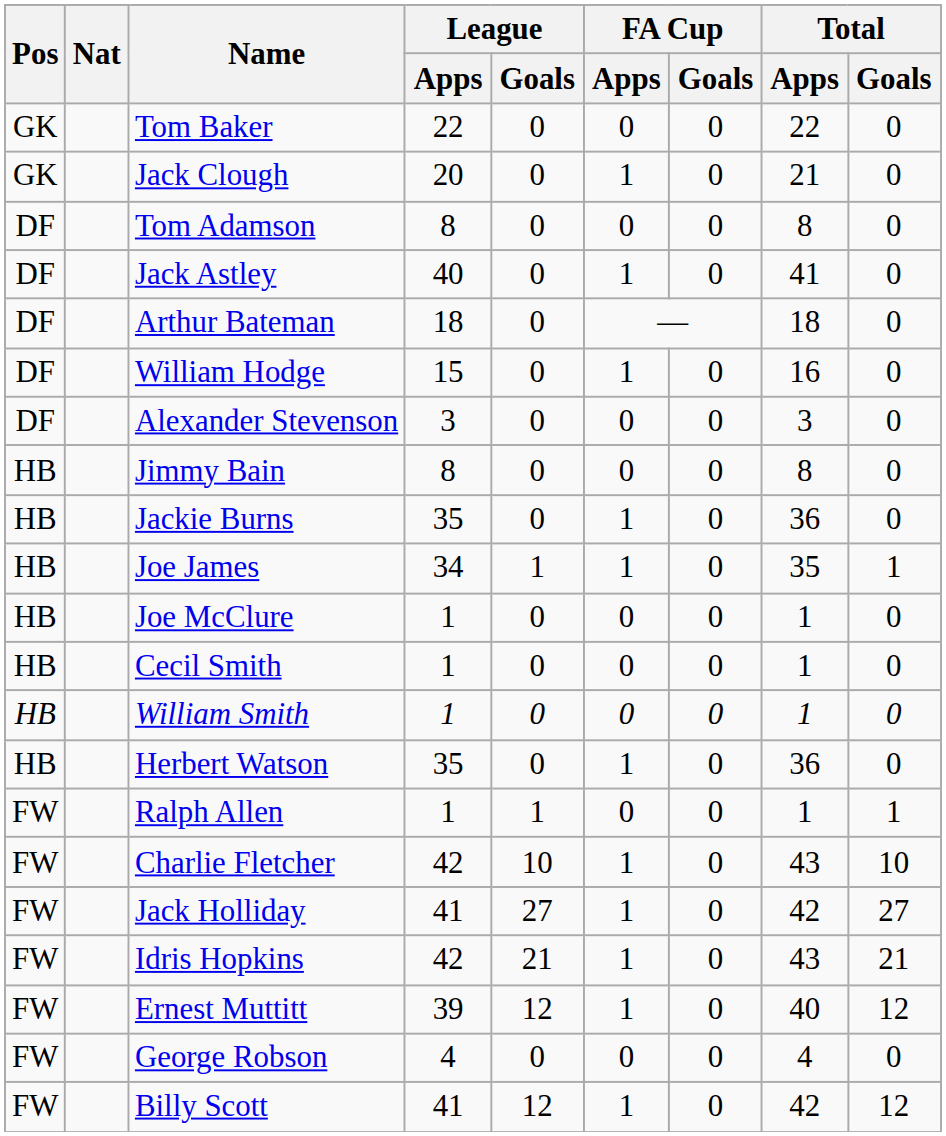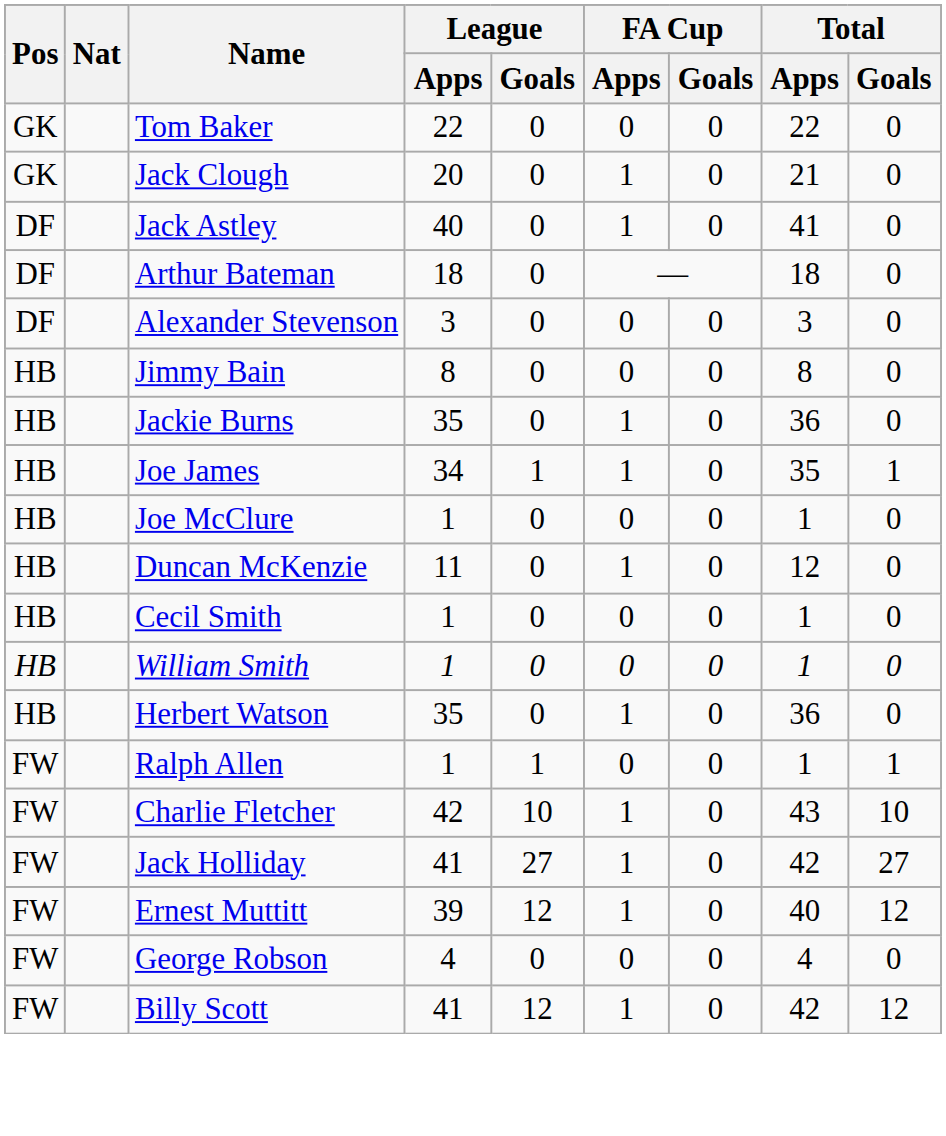- row: (225, 224)
- row: (230, 371)
+ row: (251, 567)
- row: (219, 959)
